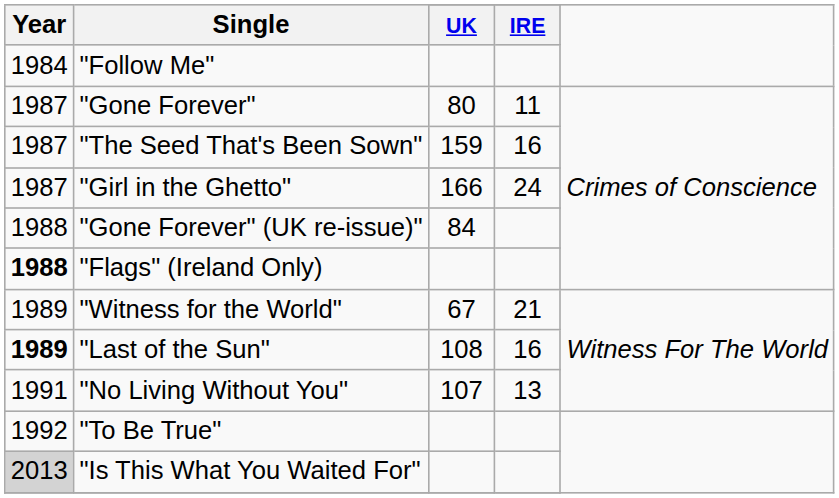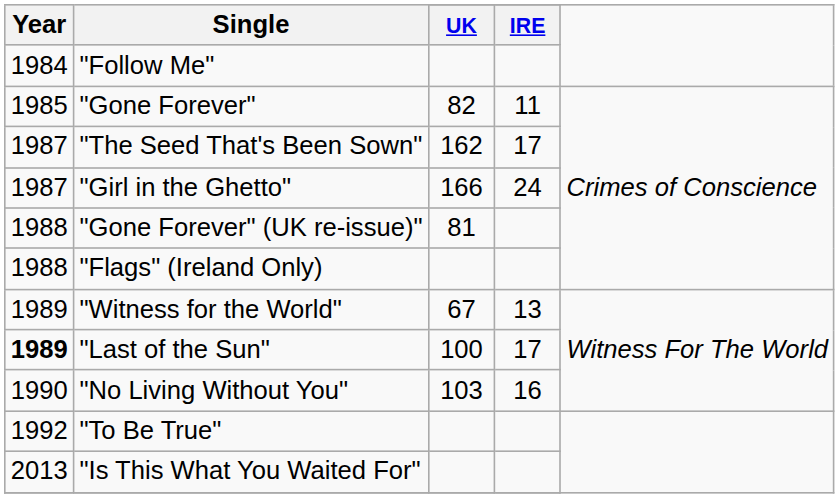(39, 106) 1987 -> (39, 106) 1985
(461, 106) 80 -> (461, 106) 82
(461, 146) 159 -> (461, 146) 162
(528, 146) 16 -> (528, 146) 17
(461, 227) 84 -> (461, 227) 81
(39, 268) bold -> (39, 268) normal
(528, 308) 21 -> (528, 308) 13
(461, 349) 108 -> (461, 349) 100
(528, 349) 16 -> (528, 349) 17
(39, 390) 1991 -> (39, 390) 1990
(461, 390) 107 -> (461, 390) 103
(528, 390) 13 -> (528, 390) 16
(39, 471) lightgrey background -> (39, 471) no background
